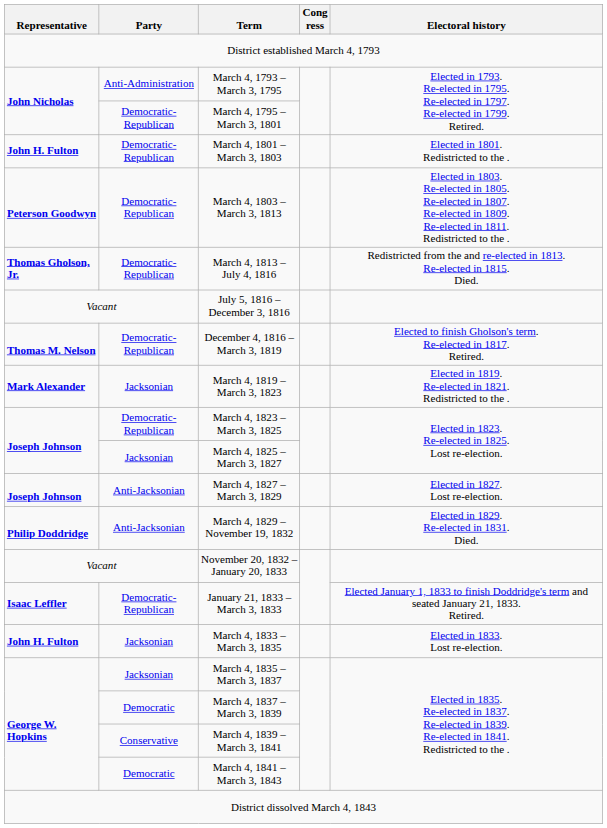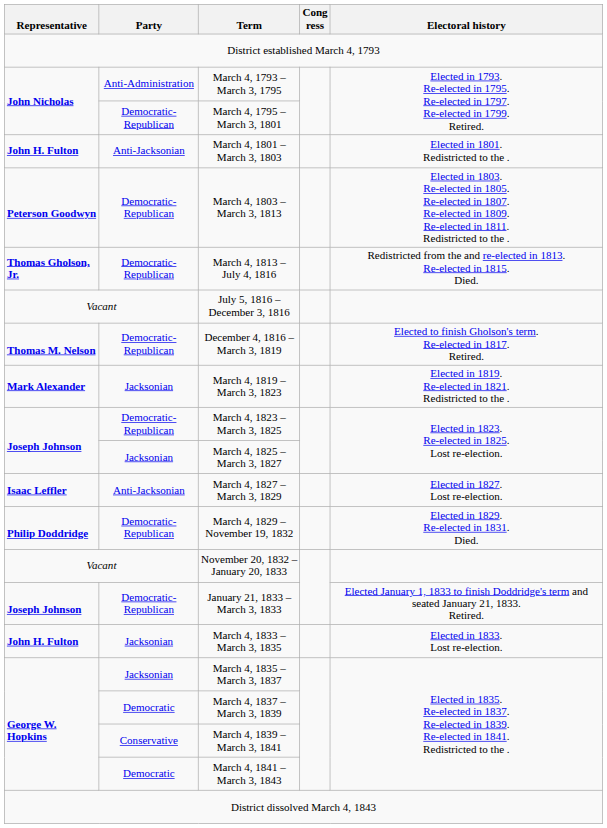(149, 151) Democratic-Republican -> (149, 151) Anti-Jacksonian
(44, 496) Joseph Johnson -> (37, 490) Isaac Leffler
(149, 528) Anti-Jacksonian -> (149, 528) Democratic-Republican
(37, 603) Isaac Leffler -> (44, 609) Joseph Johnson
